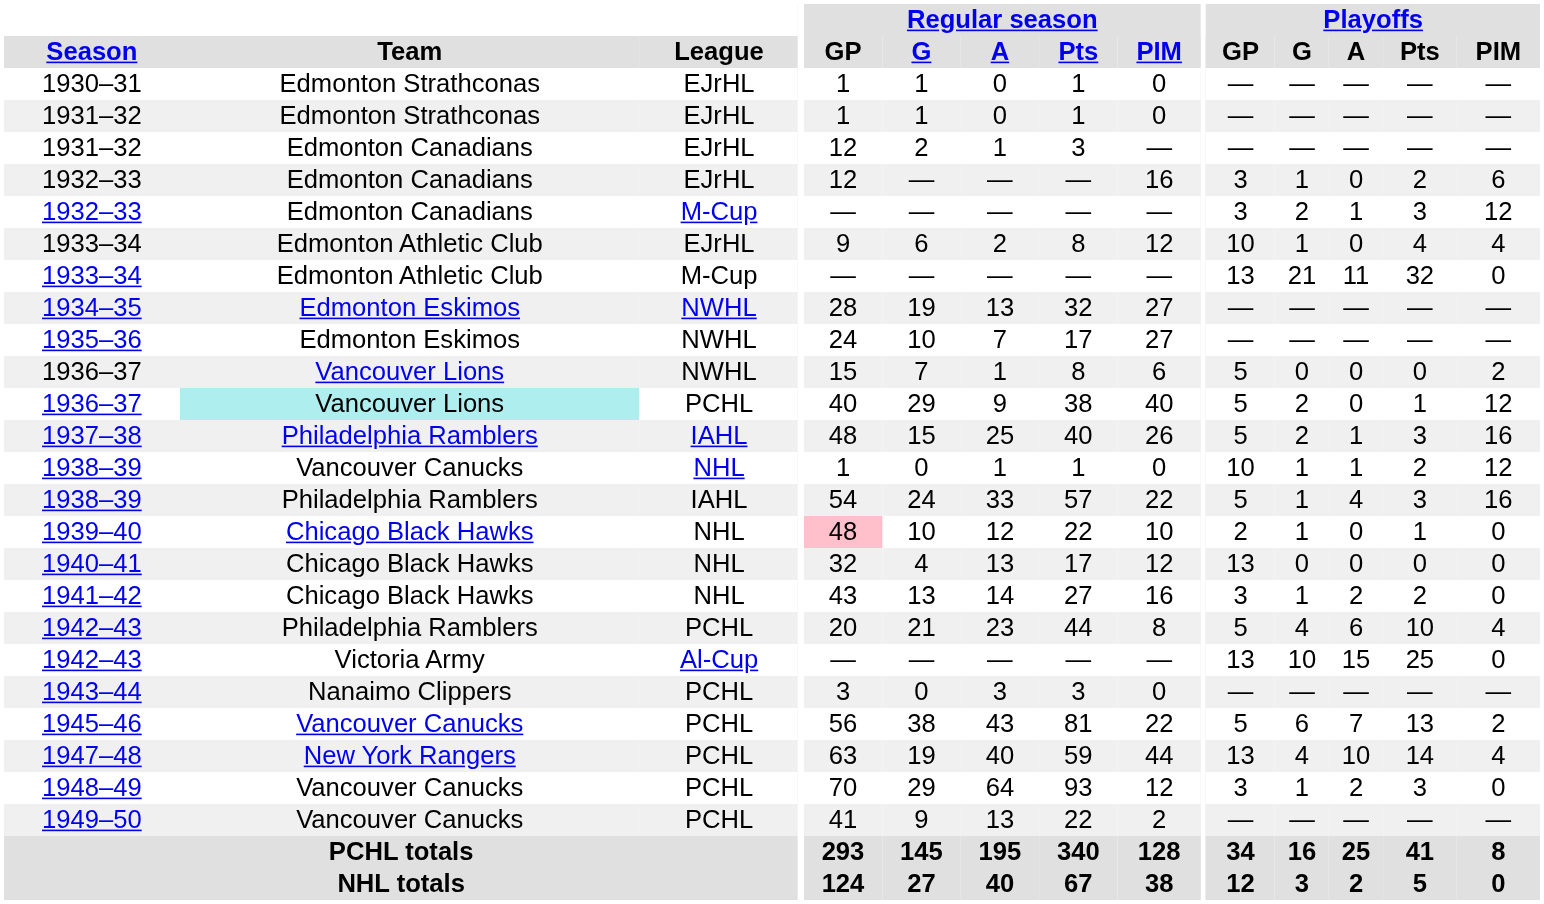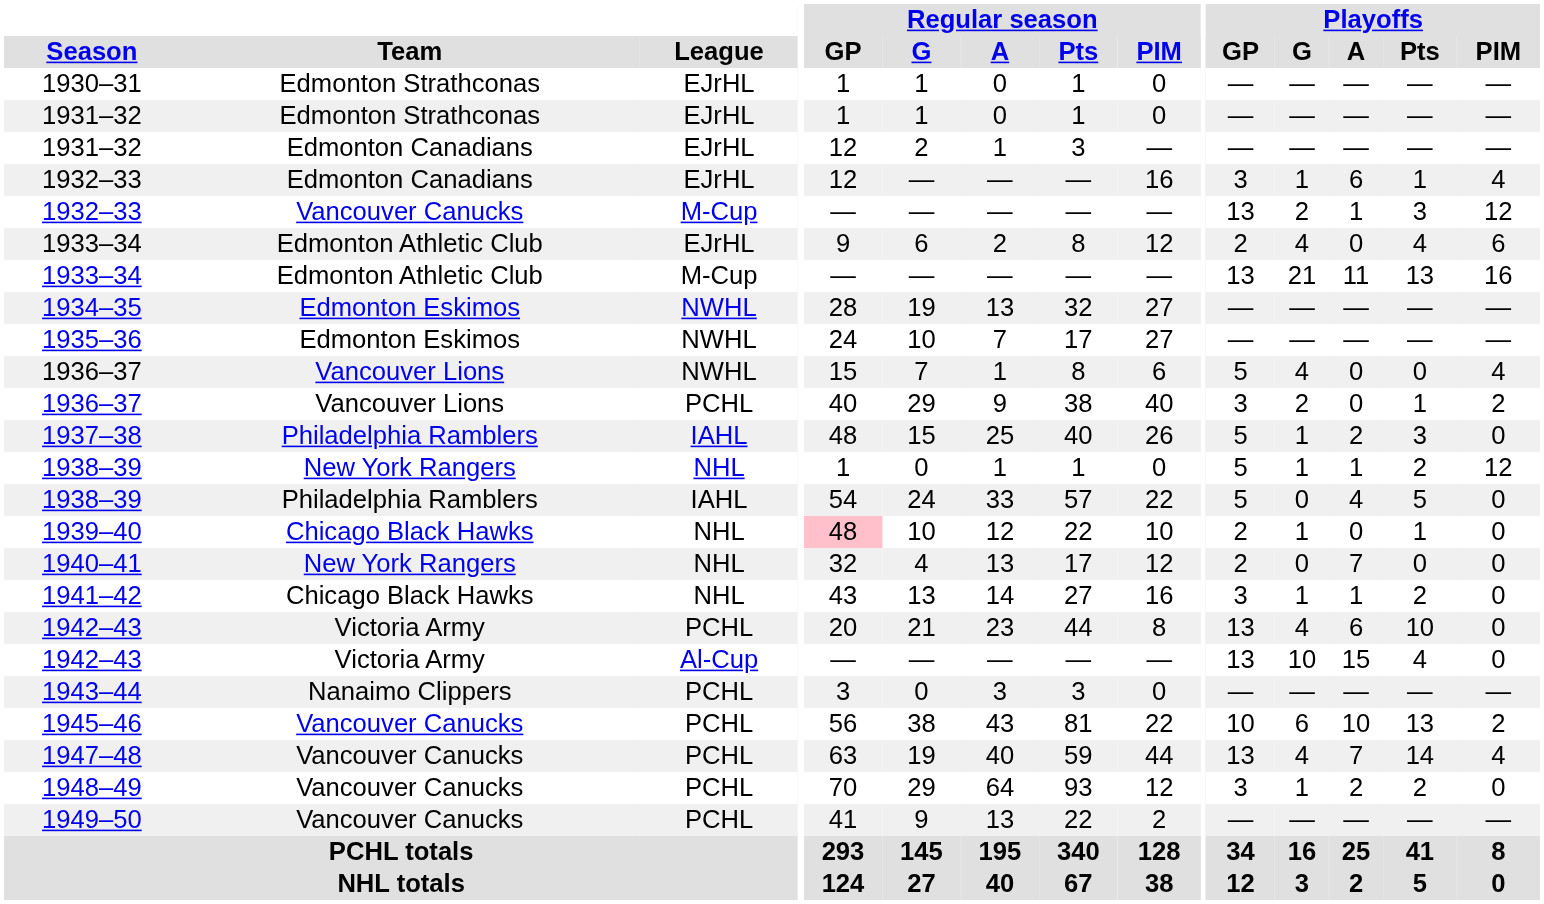(1356, 179) 0 -> (1356, 179) 6
(1420, 179) 2 -> (1420, 179) 1
(1498, 179) 6 -> (1498, 179) 4
(410, 211) Edmonton Canadians -> (410, 211) Vancouver Canucks
(1241, 211) 3 -> (1241, 211) 13
(1241, 243) 10 -> (1241, 243) 2
(1302, 243) 1 -> (1302, 243) 4
(1498, 243) 4 -> (1498, 243) 6
(1420, 275) 32 -> (1420, 275) 13
(1498, 275) 0 -> (1498, 275) 16
(1302, 371) 0 -> (1302, 371) 4
(1498, 371) 2 -> (1498, 371) 4
(410, 403) paleturquoise background -> (410, 403) no background
(1241, 403) 5 -> (1241, 403) 3
(1498, 403) 12 -> (1498, 403) 2
(1302, 435) 2 -> (1302, 435) 1
(1356, 435) 1 -> (1356, 435) 2
(1498, 435) 16 -> (1498, 435) 0
(410, 467) Vancouver Canucks -> (410, 467) New York Rangers
(1241, 467) 10 -> (1241, 467) 5
(1302, 499) 1 -> (1302, 499) 0
(1420, 499) 3 -> (1420, 499) 5
(1498, 499) 16 -> (1498, 499) 0
(410, 563) Chicago Black Hawks -> (410, 563) New York Rangers
(1241, 563) 13 -> (1241, 563) 2
(1356, 563) 0 -> (1356, 563) 7
(1356, 595) 2 -> (1356, 595) 1
(410, 627) Philadelphia Ramblers -> (410, 627) Victoria Army
(1241, 627) 5 -> (1241, 627) 13
(1498, 627) 4 -> (1498, 627) 0
(1420, 659) 25 -> (1420, 659) 4
(1241, 723) 5 -> (1241, 723) 10
(1356, 723) 7 -> (1356, 723) 10
(410, 755) New York Rangers -> (410, 755) Vancouver Canucks
(1356, 755) 10 -> (1356, 755) 7
(1420, 787) 3 -> (1420, 787) 2
